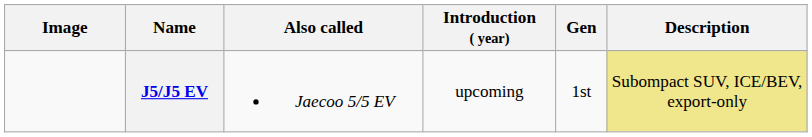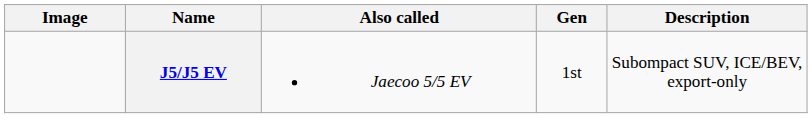- column: (489, 27)
(707, 91) khaki background -> (707, 71) no background
